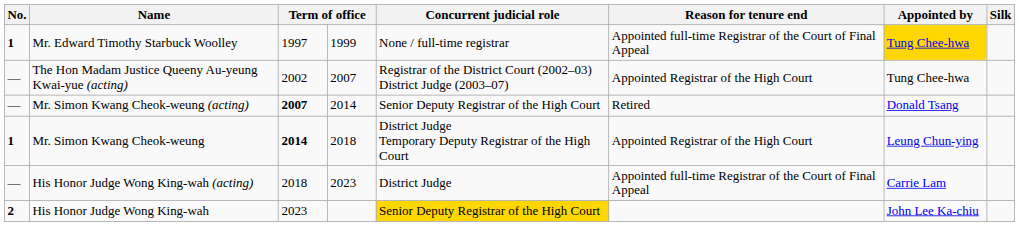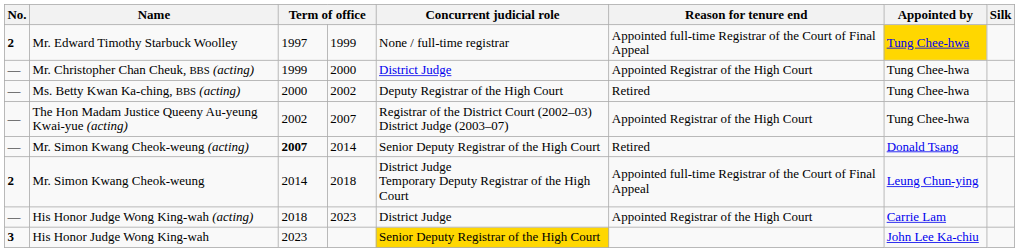(11, 42) 1 -> (11, 42) 2
+ row: (143, 70)
+ row: (136, 91)
(11, 140) 1 -> (11, 181) 2
(294, 140) bold -> (294, 181) normal
(712, 140) Appointed Registrar of the High Court -> (744, 181) Appointed full-time Registrar of the Court of Final Appeal
(744, 183) Appointed full-time Registrar of the Court of Final Appeal -> (712, 216) Appointed Registrar of the High Court
(11, 210) 2 -> (11, 237) 3
